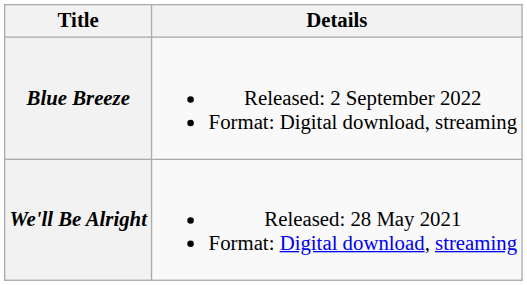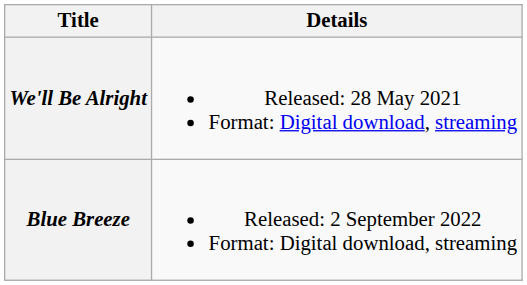rows swapped: (78, 219) <-> (78, 98)
